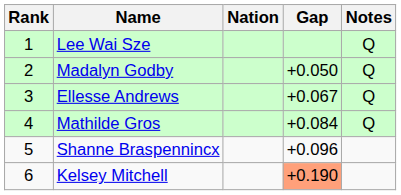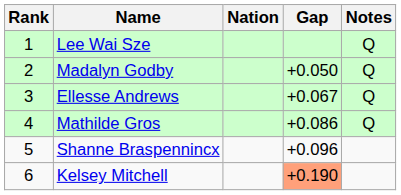(312, 123) +0.084 -> (312, 123) +0.086
